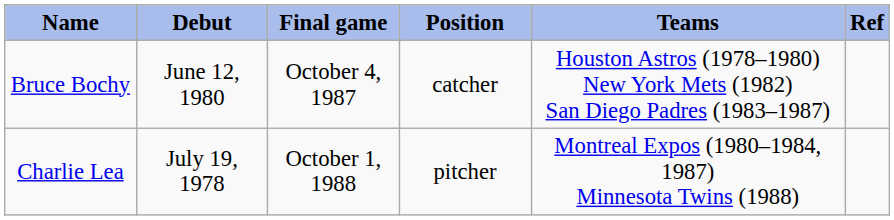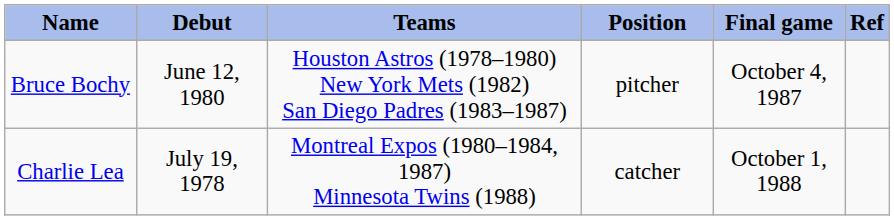columns swapped: (333, 22) <-> (688, 22)
(465, 84) catcher -> (647, 84) pitcher
(465, 171) pitcher -> (647, 171) catcher
